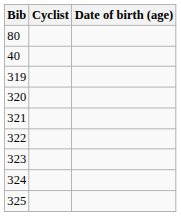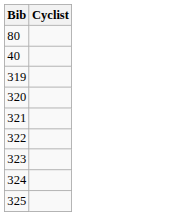- column: (124, 15)
